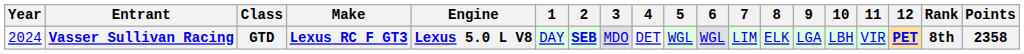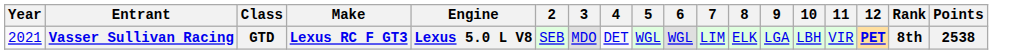- column: (552, 16)
(25, 38) 2024 -> (25, 38) 2021
(584, 38) bold -> (552, 38) normal
(991, 38) 2358 -> (958, 38) 2538
